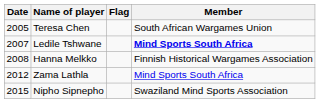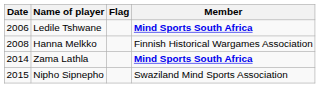- row: (61, 28)
(18, 43) 2007 -> (18, 28) 2006
(18, 75) 2012 -> (18, 59) 2014
(188, 75) normal -> (193, 59) bold
